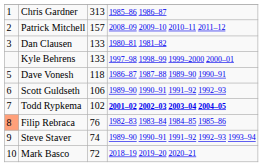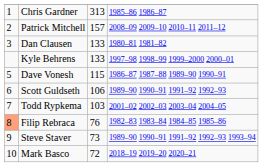(97, 75) 118 -> (97, 75) 115
(97, 106) 102 -> (97, 106) 103
(167, 106) bold -> (167, 106) normal
(95, 138) 74 -> (95, 138) 73
